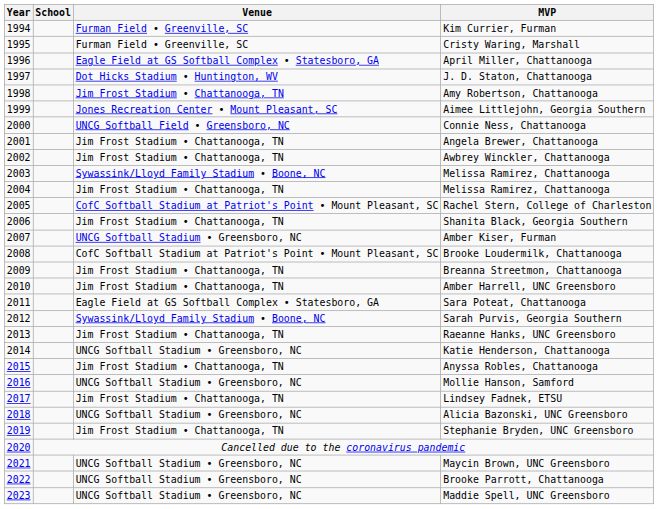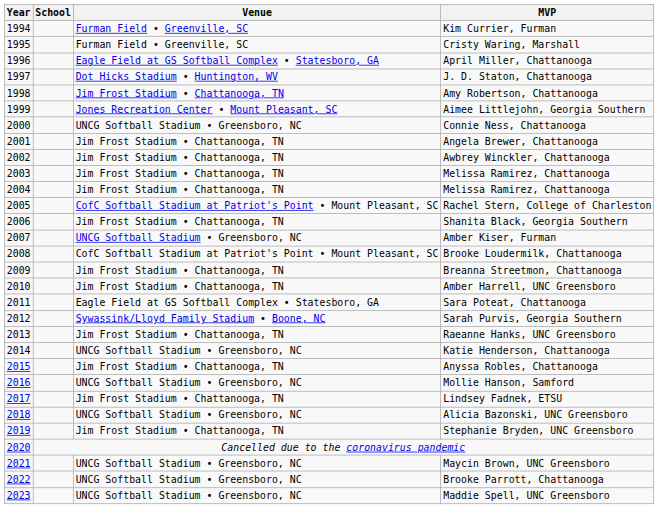(183, 125) UNCG Softball Field • Greensboro, NC -> (189, 125) UNCG Softball Stadium • Greensboro, NC
(201, 173) Sywassink/Lloyd Family Stadium • Boone, NC -> (180, 173) Jim Frost Stadium • Chattanooga, TN
